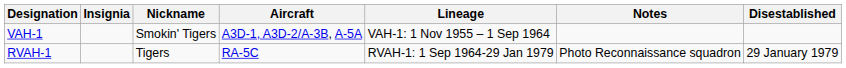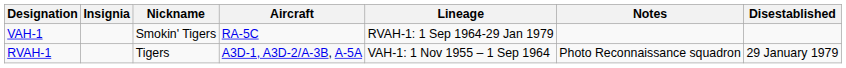(292, 33) A3D-1, A3D-2/A-3B, A-5A -> (240, 33) RA-5C
(459, 33) VAH-1: 1 Nov 1955 – 1 Sep 1964 -> (461, 33) RVAH-1: 1 Sep 1964-29 Jan 1979
(240, 53) RA-5C -> (292, 53) A3D-1, A3D-2/A-3B, A-5A
(461, 53) RVAH-1: 1 Sep 1964-29 Jan 1979 -> (459, 53) VAH-1: 1 Nov 1955 – 1 Sep 1964
